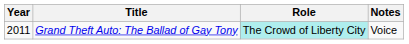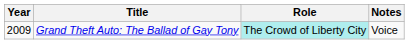(19, 30) 2011 -> (19, 30) 2009
